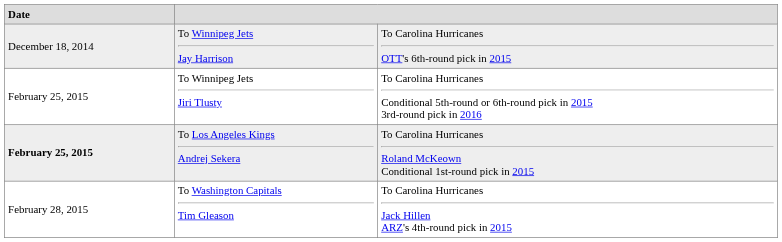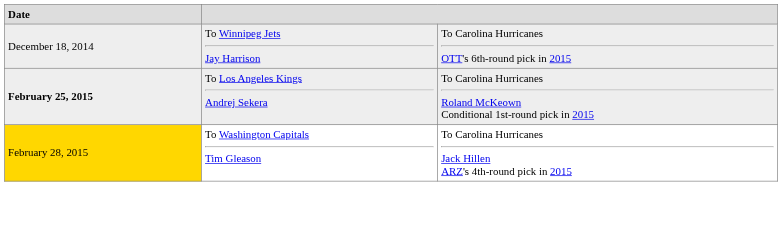- row: (276, 90)
(48, 209) no background -> (48, 153) gold background
